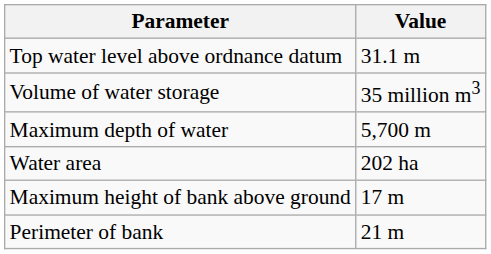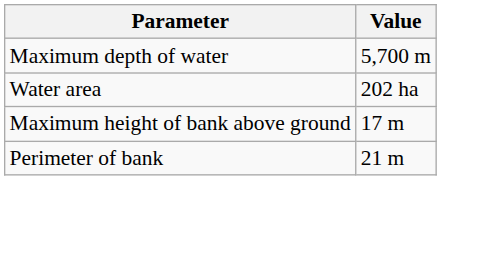- row: (176, 55)
- row: (114, 92)
